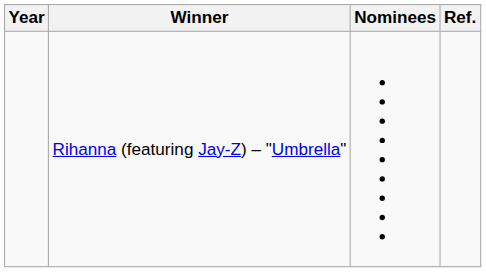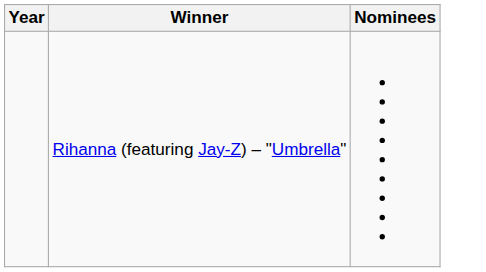- column: (460, 18)
